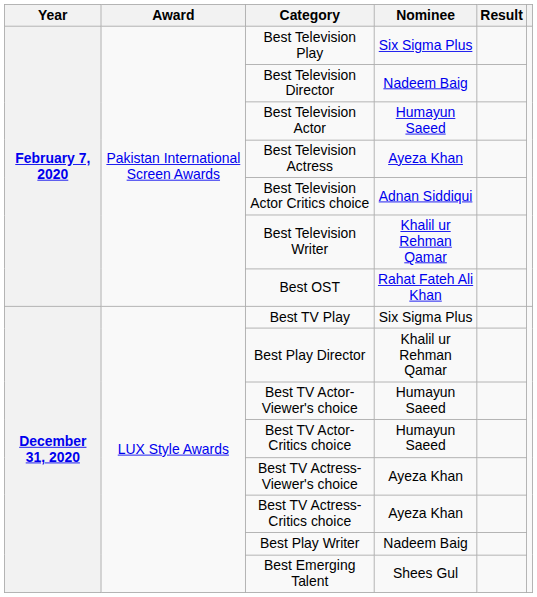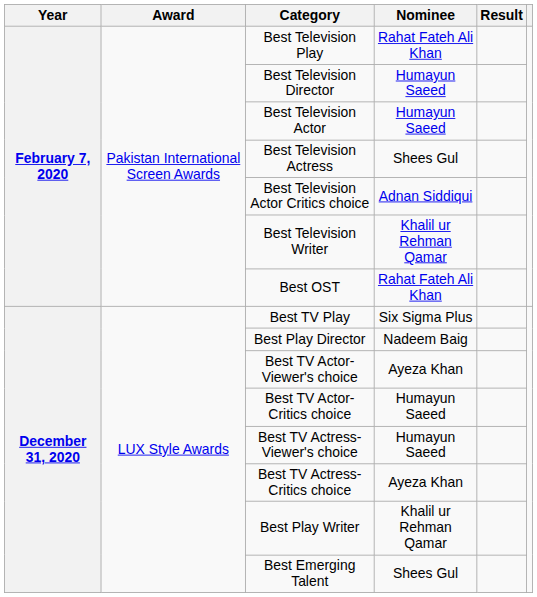(426, 45) Six Sigma Plus -> (426, 45) Rahat Fateh Ali Khan
(426, 83) Nadeem Baig -> (426, 83) Humayun Saeed
(426, 158) Ayeza Khan -> (426, 158) Shees Gul
(426, 355) Khalil ur Rehman Qamar -> (426, 339) Nadeem Baig
(426, 400) Humayun Saeed -> (426, 369) Ayeza Khan
(426, 476) Ayeza Khan -> (426, 444) Humayun Saeed
(426, 543) Nadeem Baig -> (426, 528) Khalil ur Rehman Qamar
